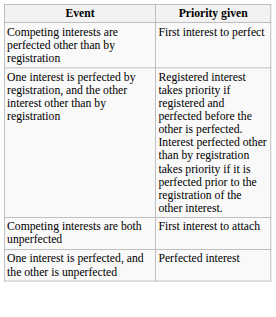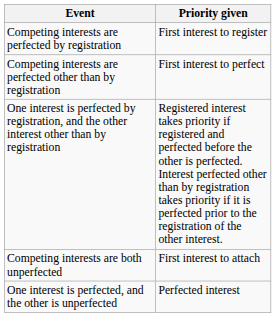+ row: (64, 38)
